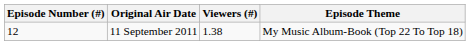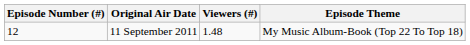(213, 31) 1.38 -> (213, 31) 1.48
